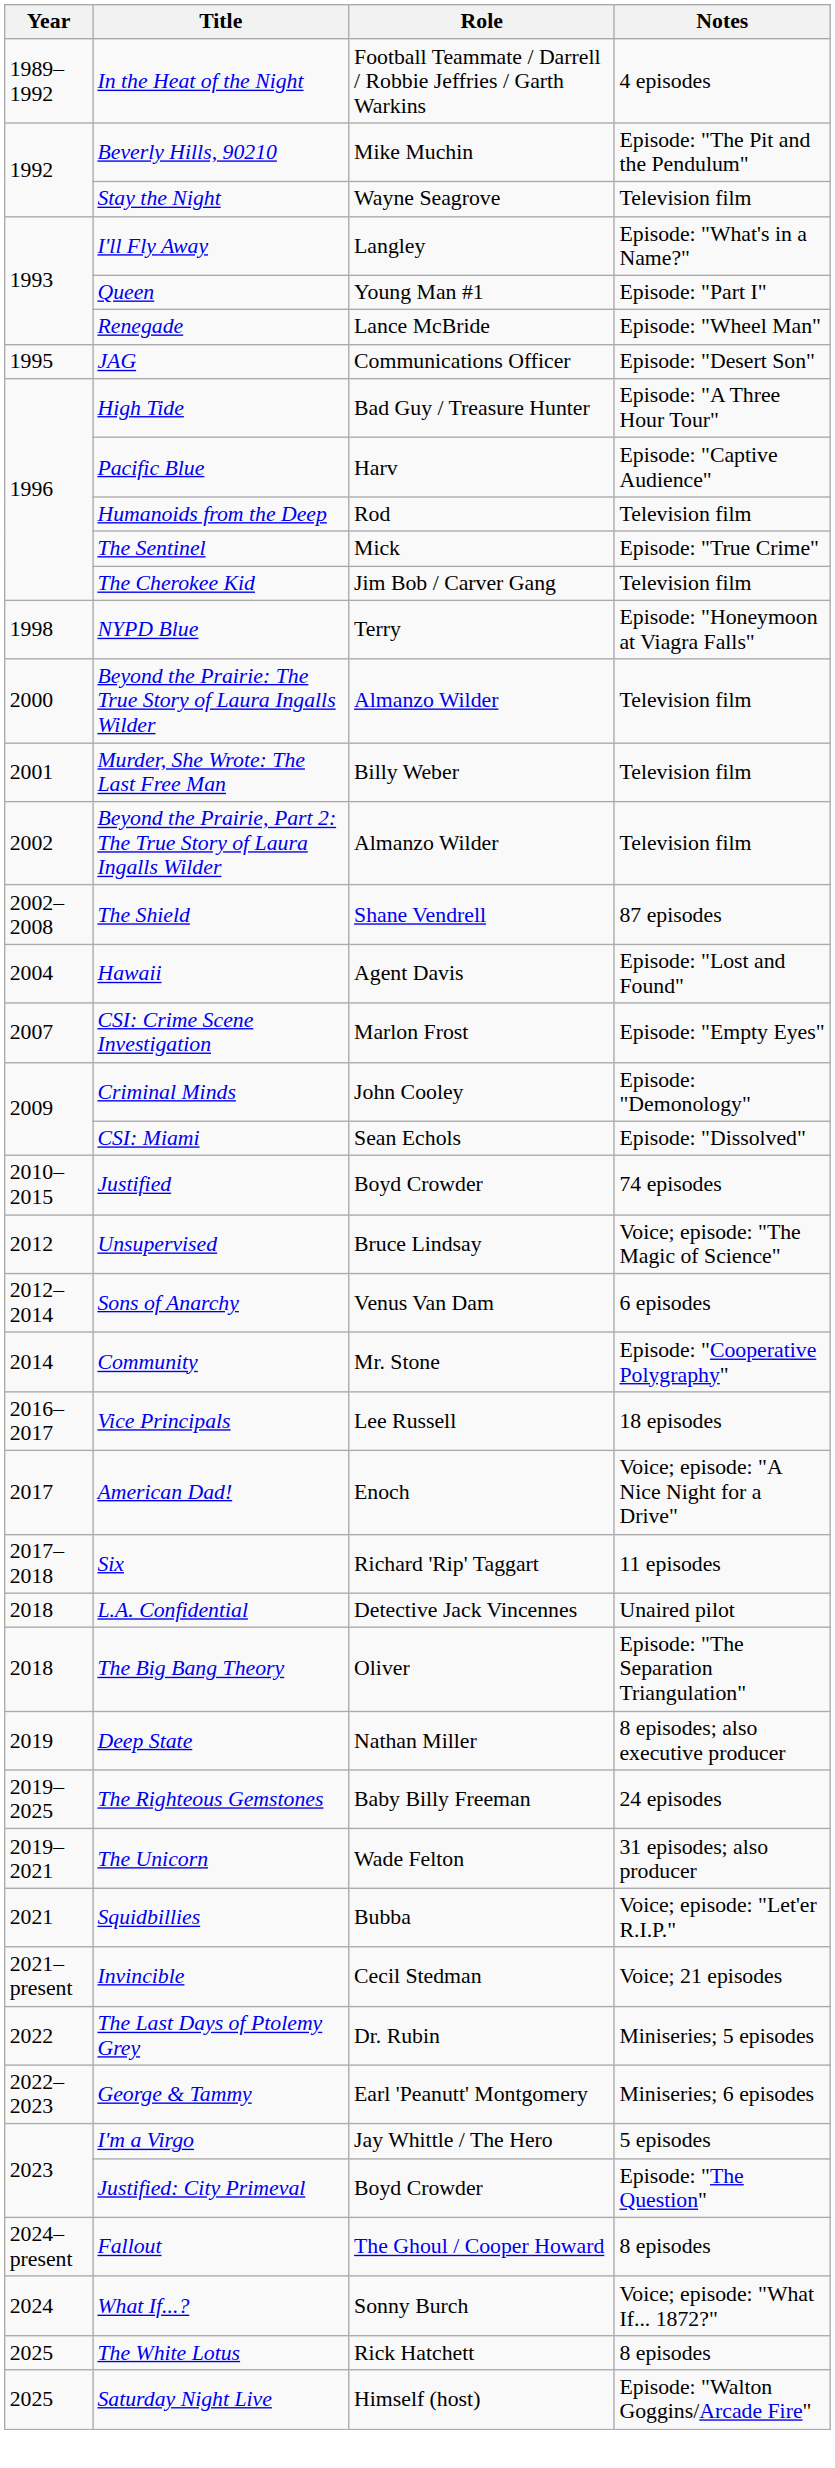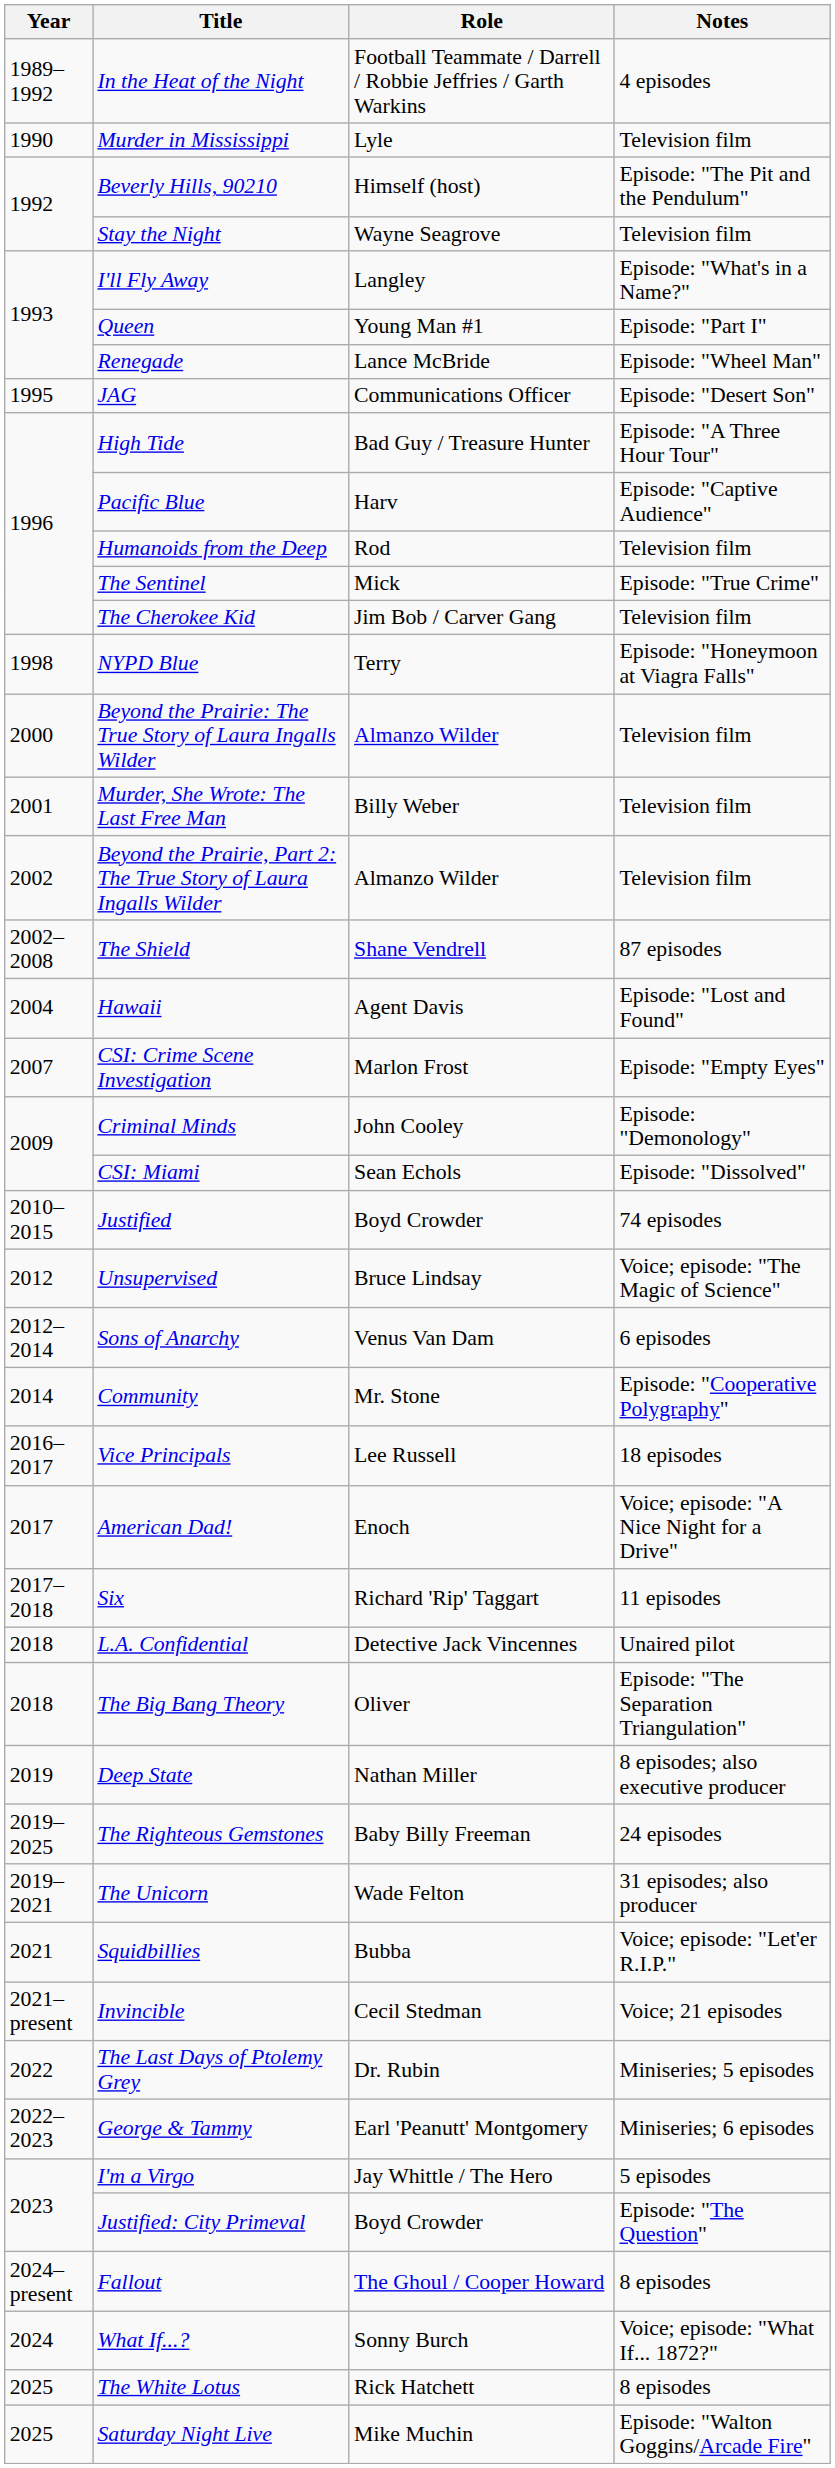+ row: (193, 139)
(414, 151) Mike Muchin -> (417, 186) Himself (host)
(417, 2399) Himself (host) -> (414, 2433) Mike Muchin
